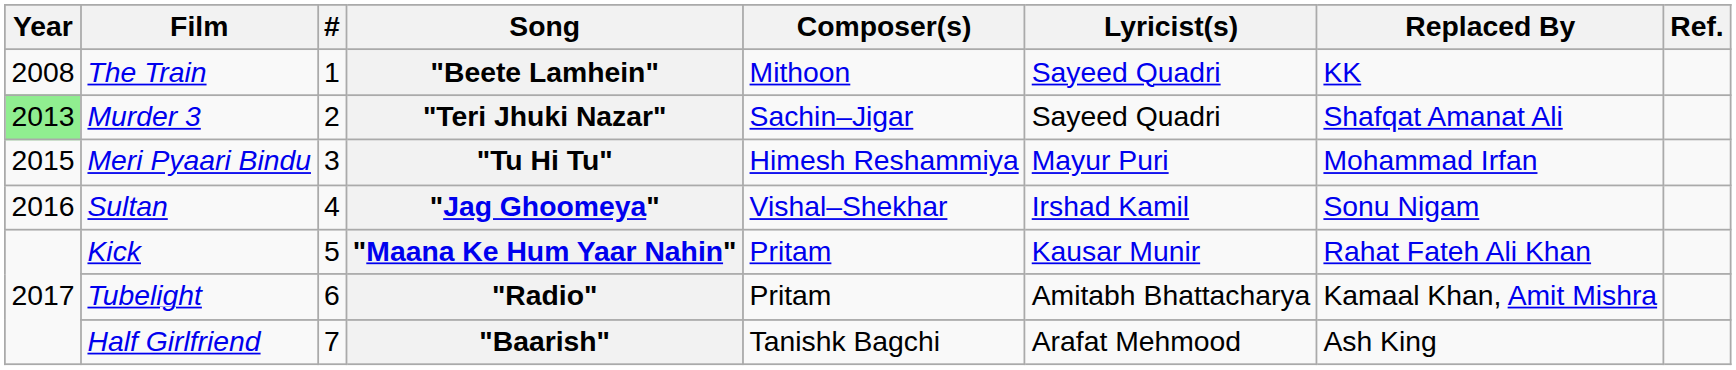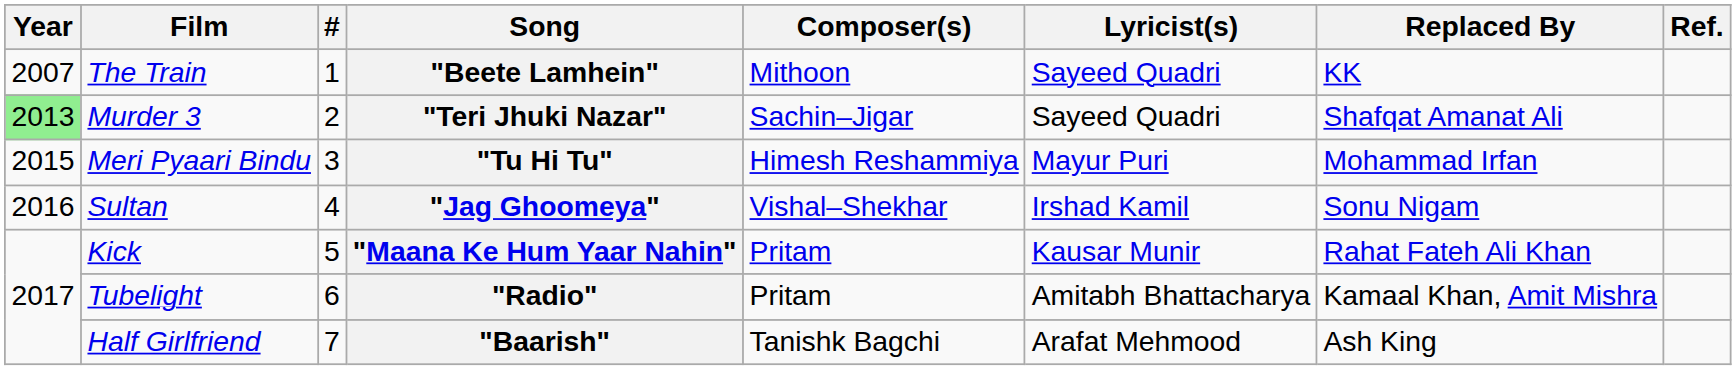(43, 71) 2008 -> (43, 71) 2007
